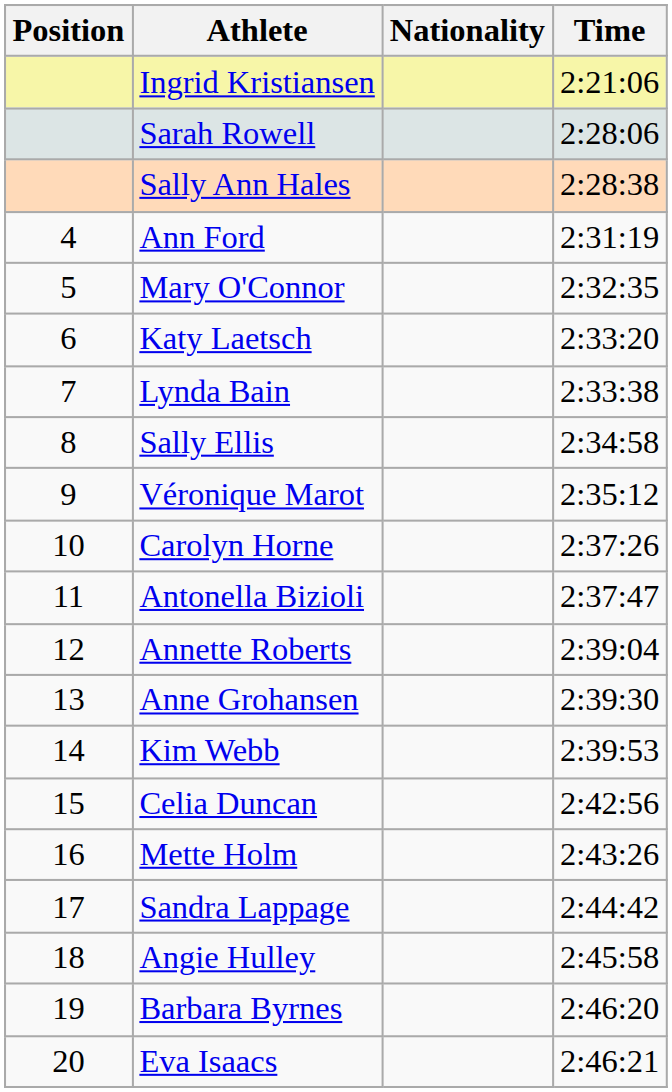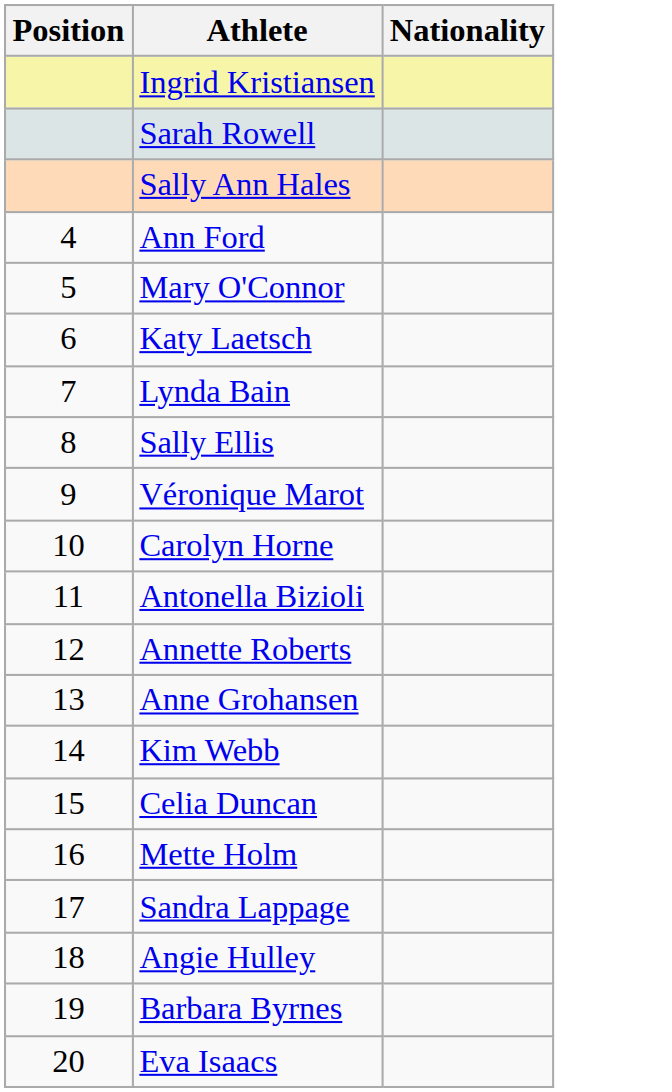- column: (610, 30)
